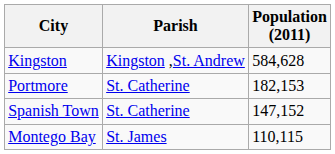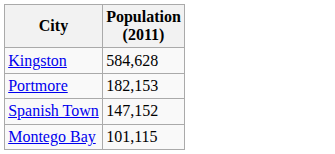- column: (175, 26)
(278, 136) 110,115 -> (132, 136) 101,115
